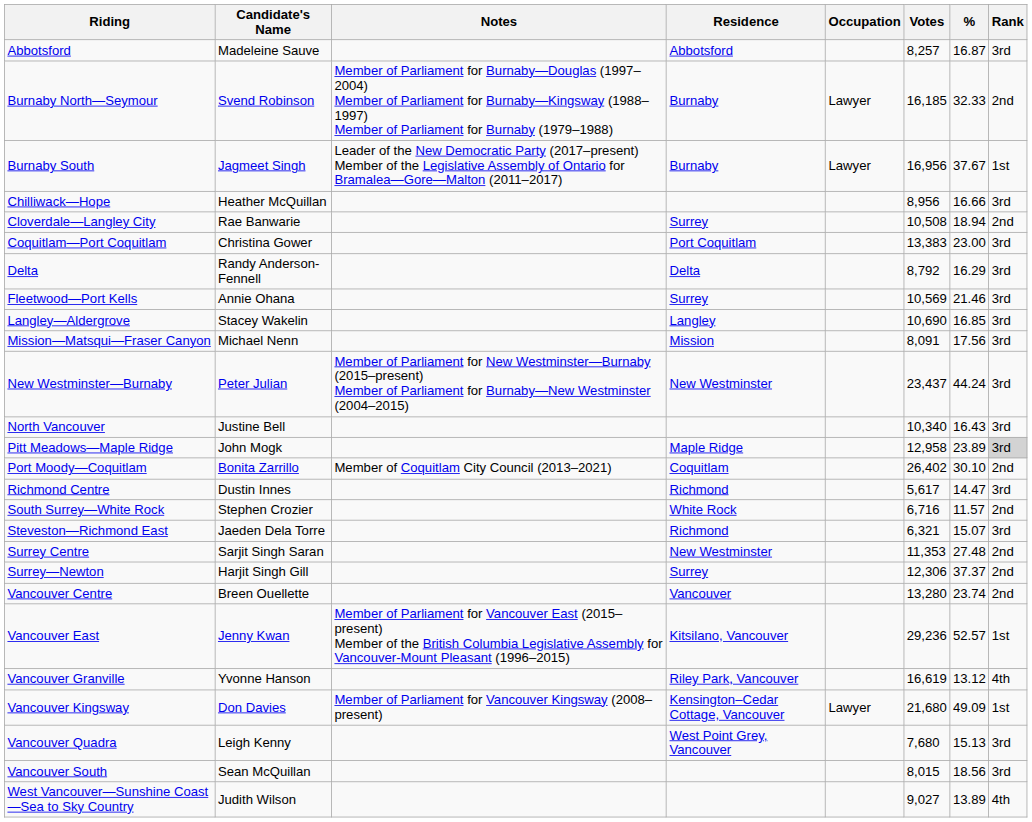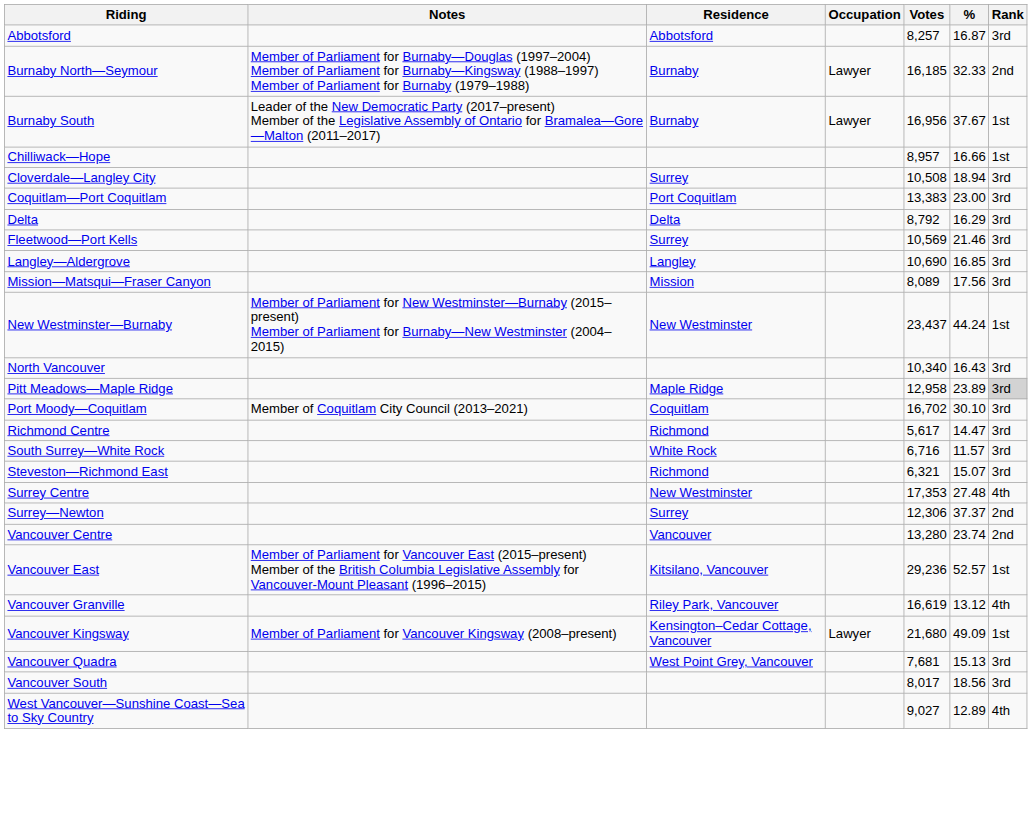- column: (273, 22)
(923, 201) 8,956 -> (923, 157) 8,957
(1001, 201) 3rd -> (1001, 157) 1st
(1003, 222) 2nd -> (1001, 177) 3rd
(923, 341) 8,091 -> (923, 282) 8,089
(1001, 384) 3rd -> (1001, 324) 1st
(927, 468) 26,402 -> (927, 409) 16,702
(1003, 468) 2nd -> (1001, 409) 3rd
(1003, 510) 2nd -> (1001, 451) 3rd
(926, 551) 11,353 -> (927, 492) 17,353
(1003, 551) 2nd -> (1001, 492) 4th
(923, 743) 7,680 -> (923, 661) 7,681
(923, 771) 8,015 -> (923, 682) 8,017
(969, 799) 13.89 -> (969, 710) 12.89
